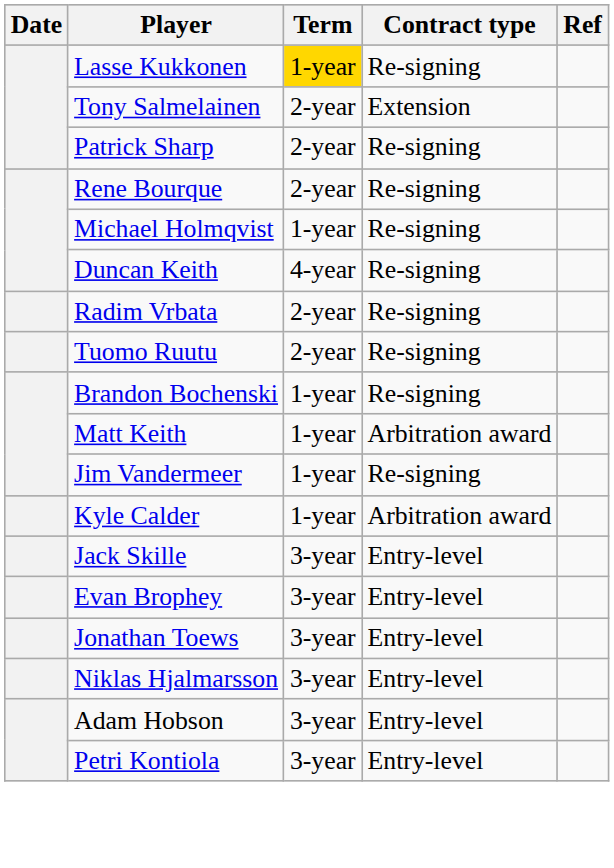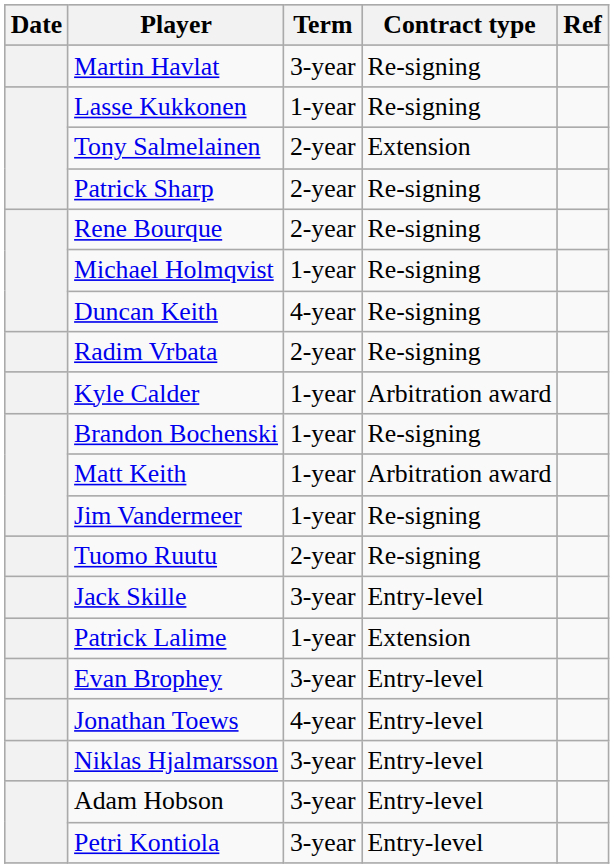+ row: (147, 65)
(323, 65) gold background -> (323, 106) no background
rows swapped: (137, 515) <-> (146, 351)
+ row: (150, 637)
(323, 637) 3-year -> (323, 719) 4-year
